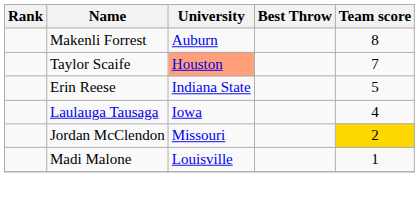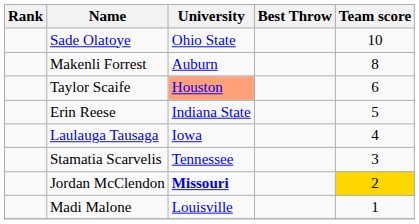+ row: (90, 40)
(375, 64) 7 -> (375, 87) 6
+ row: (106, 159)
(199, 135) normal -> (200, 183) bold
